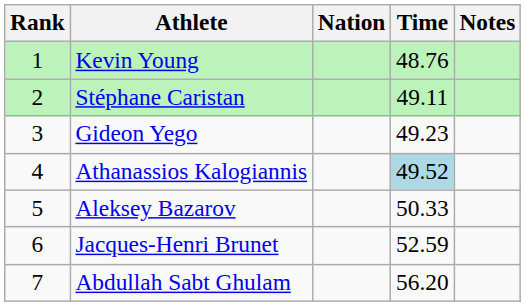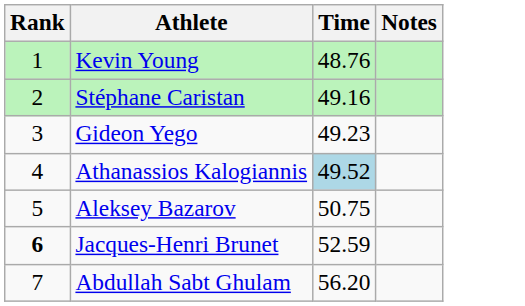- column: (352, 23)
(422, 97) 49.11 -> (344, 97) 49.16
(422, 208) 50.33 -> (344, 208) 50.75
(37, 245) normal -> (37, 245) bold
